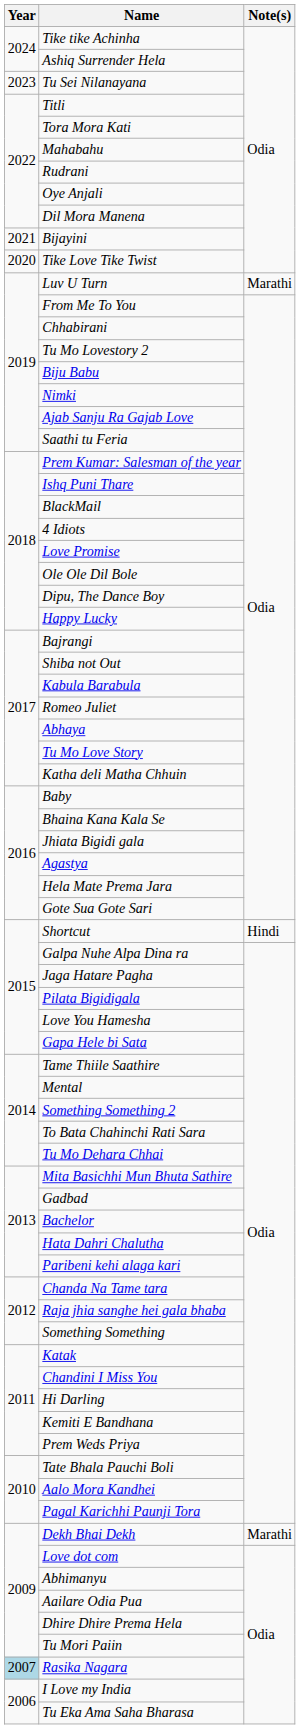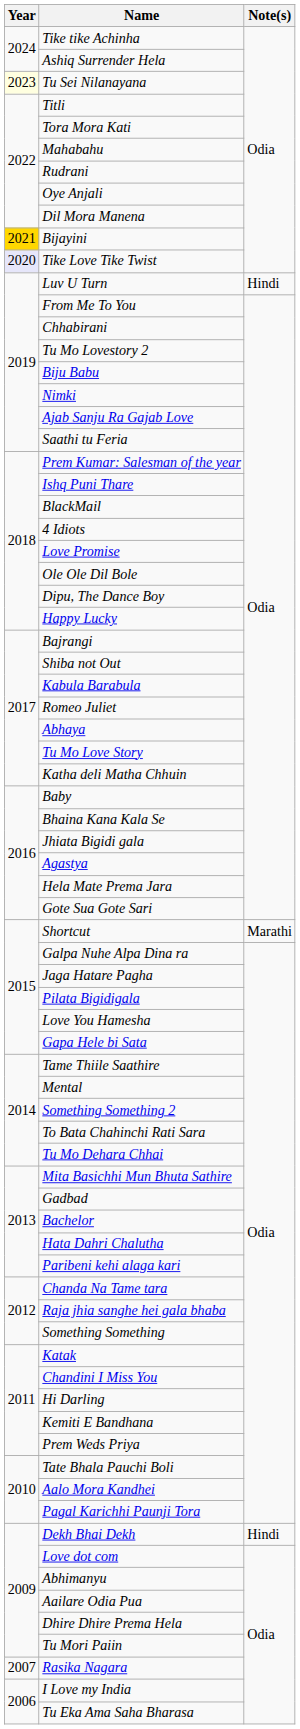(22, 82) no background -> (22, 82) lightyellow background
(22, 238) no background -> (22, 238) gold background
(22, 261) no background -> (22, 261) lavender background
(270, 283) Marathi -> (263, 283) Hindi
(263, 931) Hindi -> (270, 931) Marathi
(270, 1534) Marathi -> (263, 1534) Hindi
(22, 1668) lightblue background -> (22, 1668) no background
